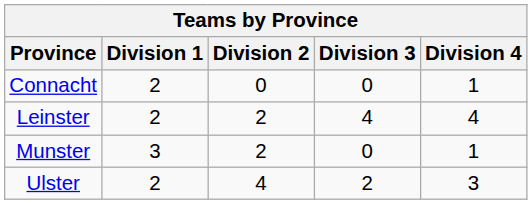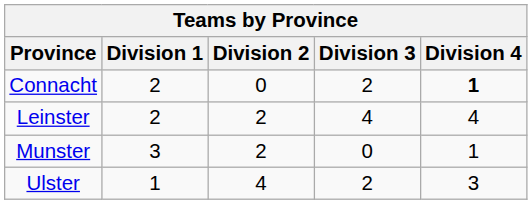(367, 85) 0 -> (367, 85) 2
(473, 85) normal -> (473, 85) bold
(155, 183) 2 -> (155, 183) 1
